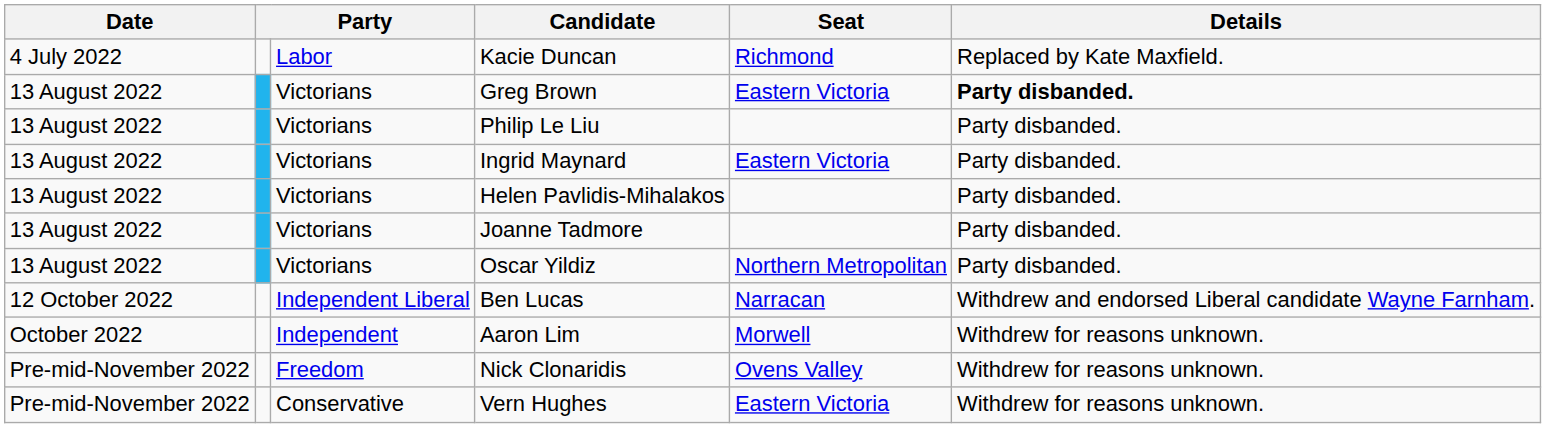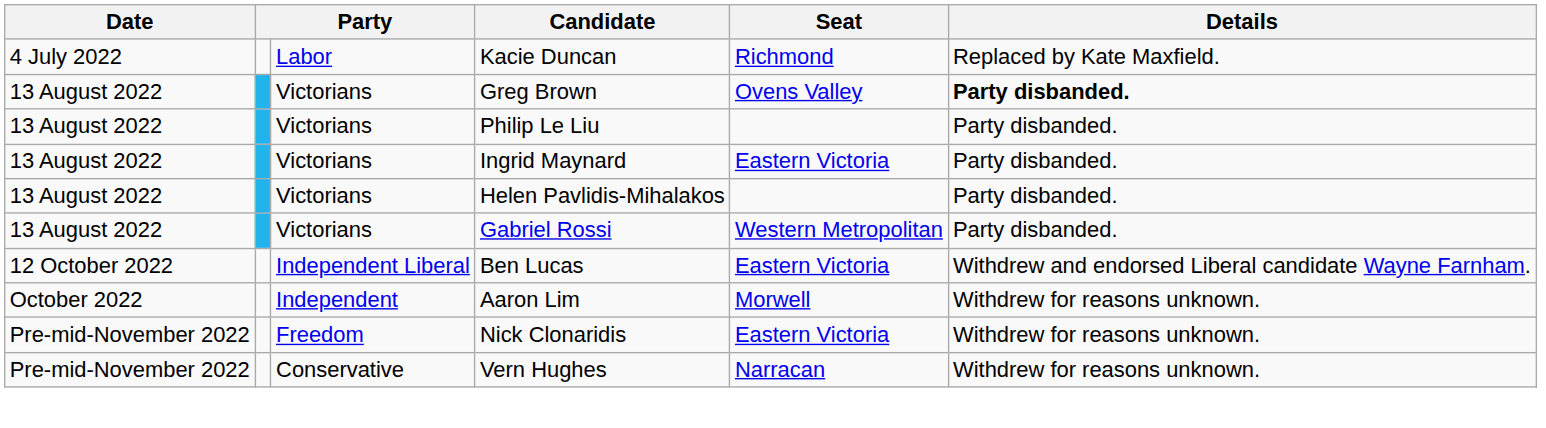(812, 91) Eastern Victoria -> (799, 91) Ovens Valley
+ row: (546, 230)
- row: (561, 230)
- row: (538, 265)
(780, 299) Narracan -> (812, 265) Eastern Victoria
(799, 369) Ovens Valley -> (812, 334) Eastern Victoria
(812, 404) Eastern Victoria -> (780, 369) Narracan
